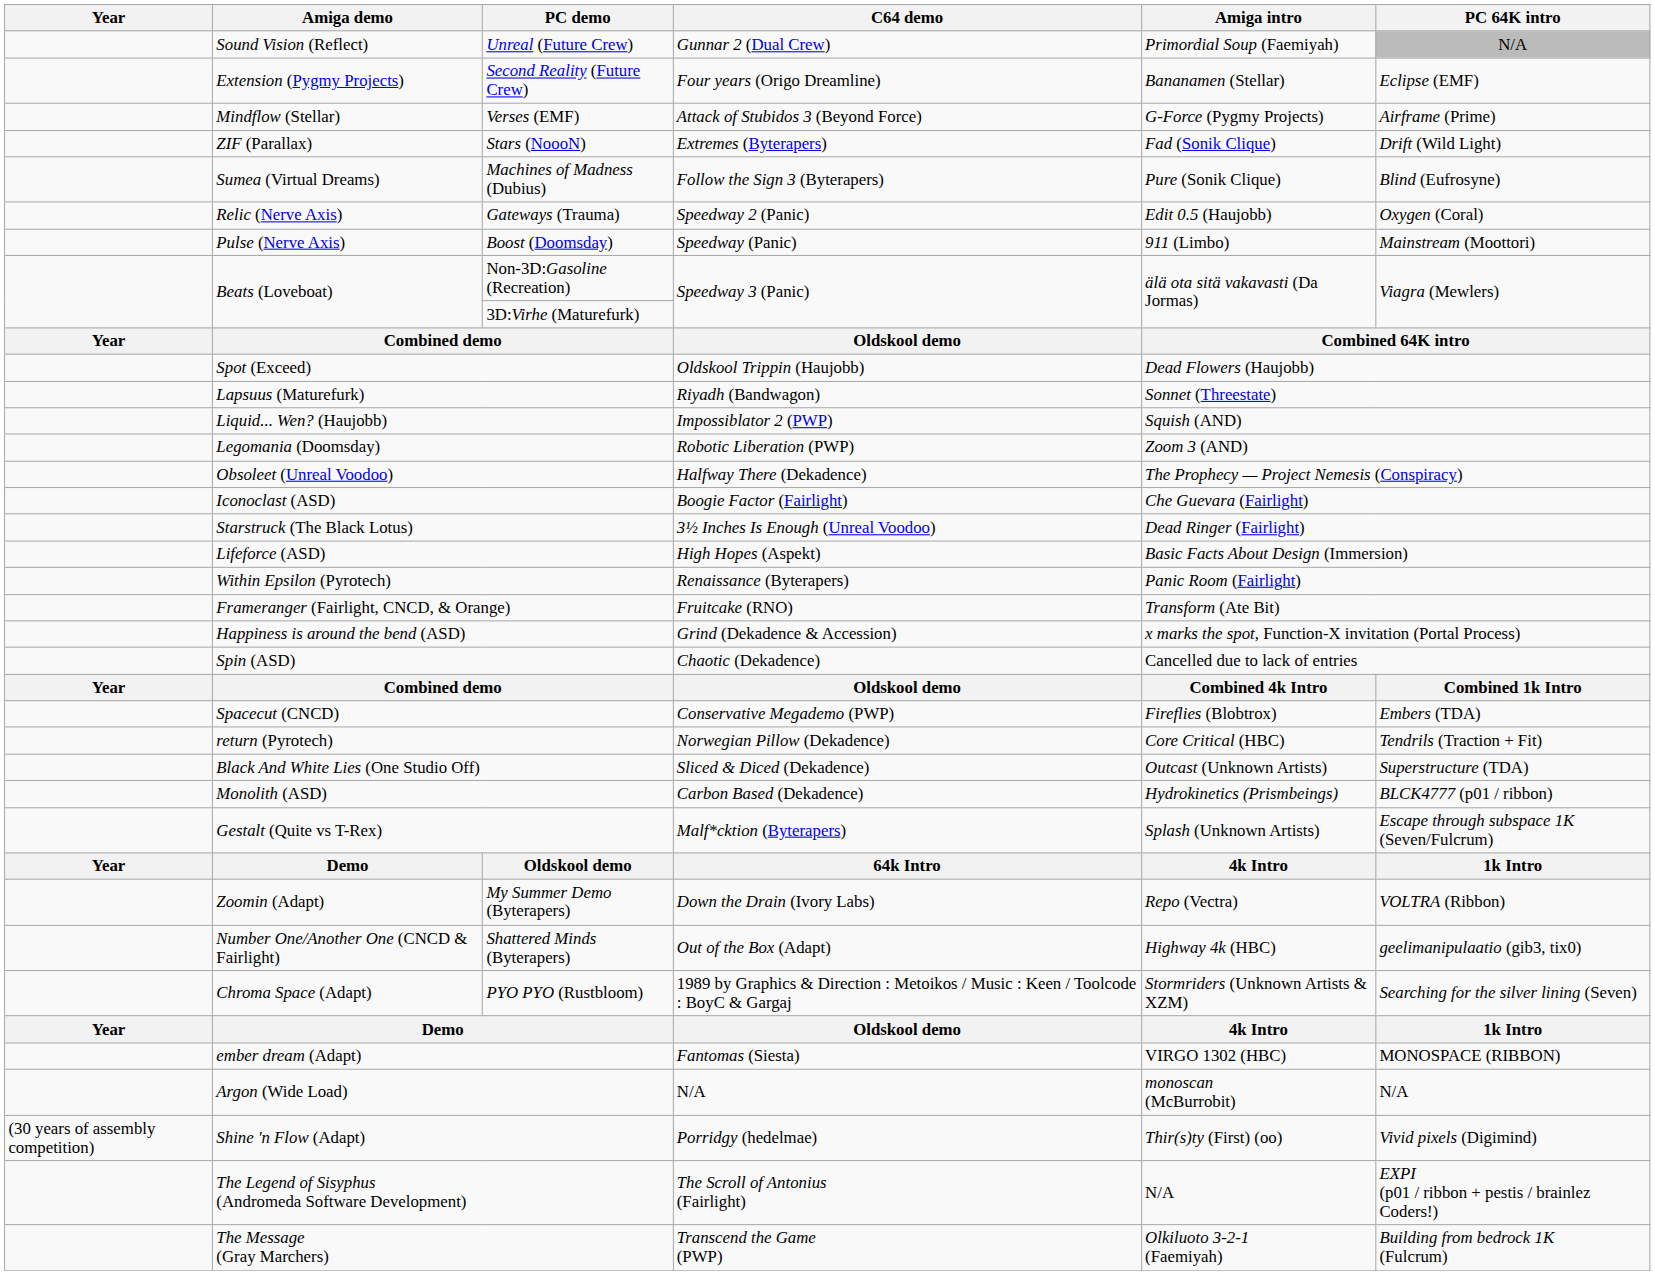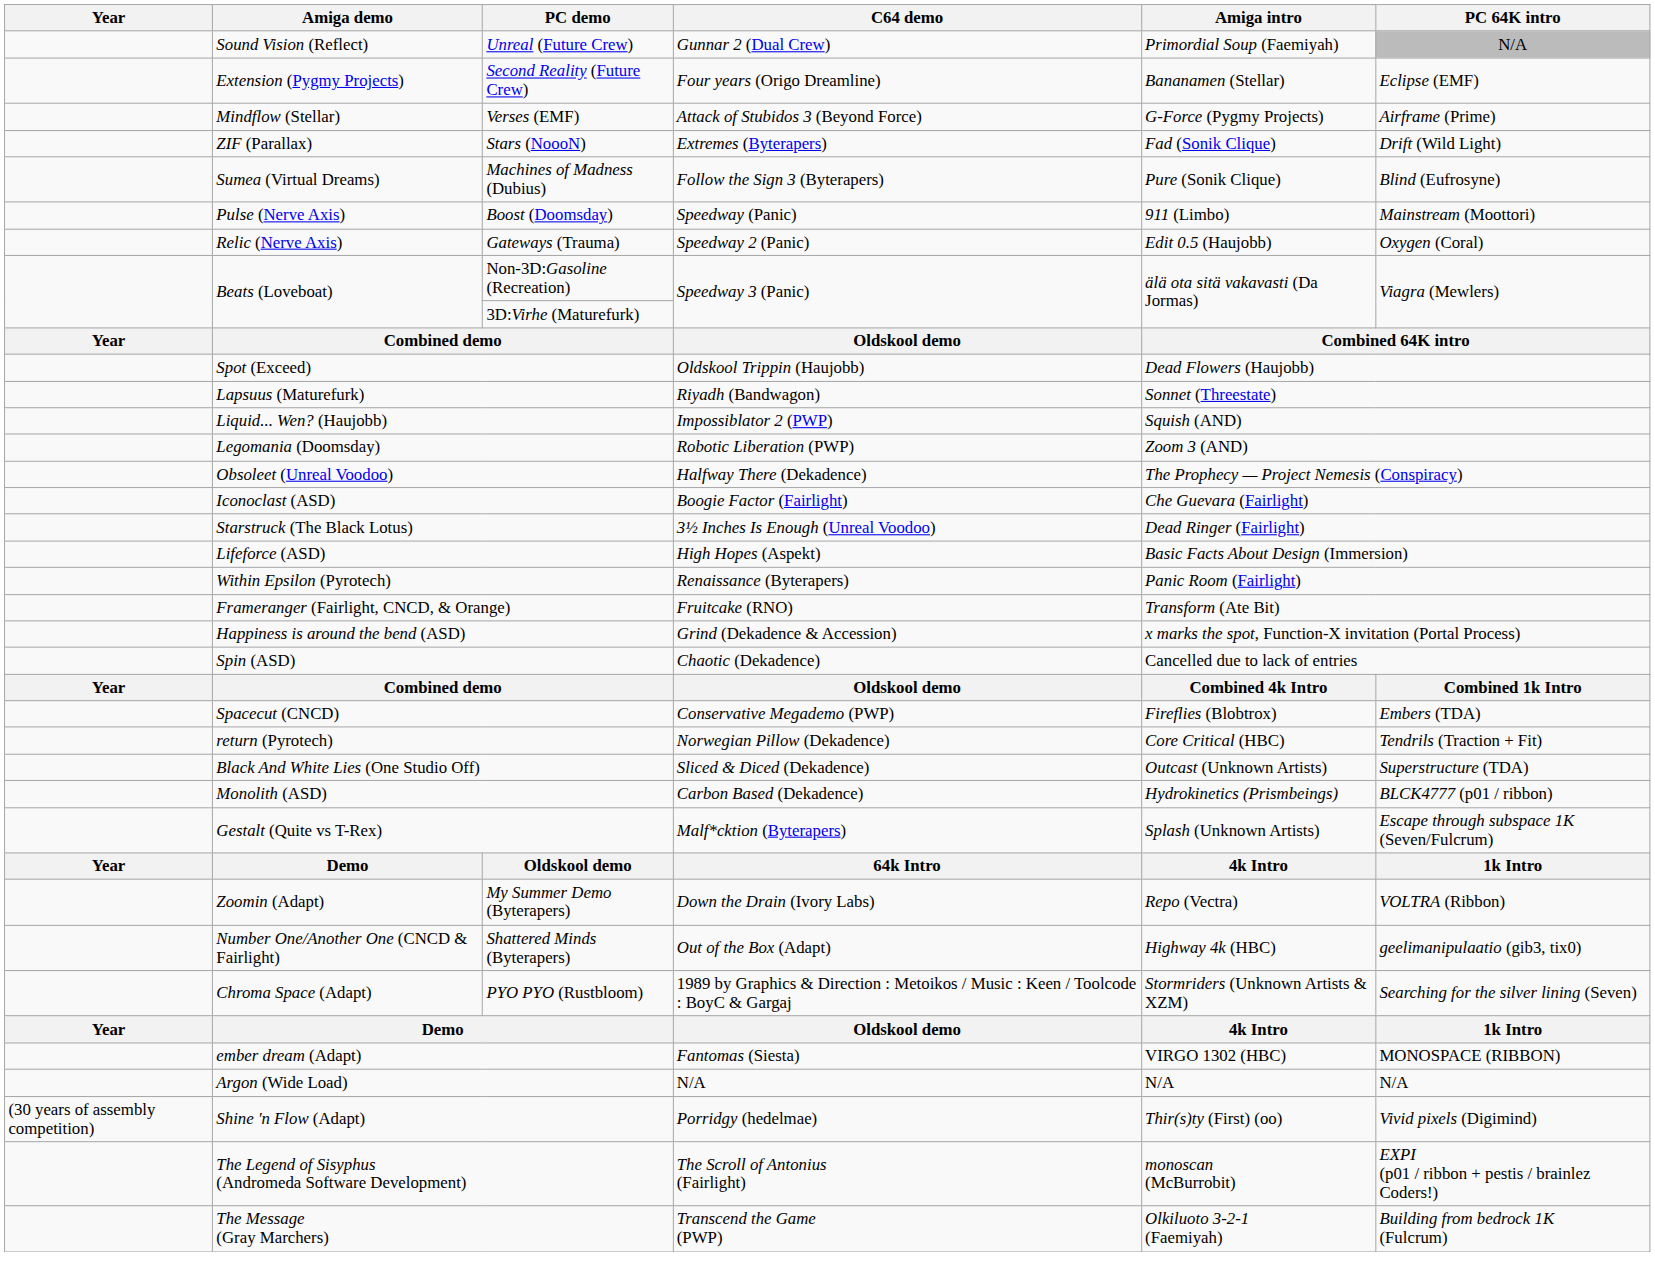rows swapped: (550, 242) <-> (553, 215)
(1190, 1092) monoscan (McBurrobit) -> (1160, 1082) N/A
(1160, 1192) N/A -> (1190, 1173) monoscan (McBurrobit)
